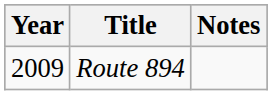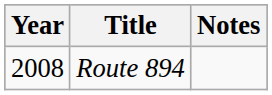(38, 67) 2009 -> (38, 67) 2008
